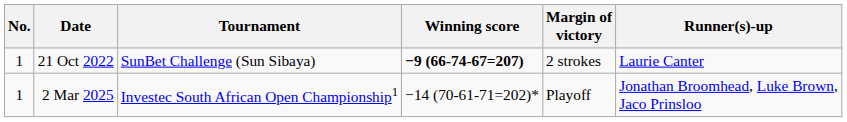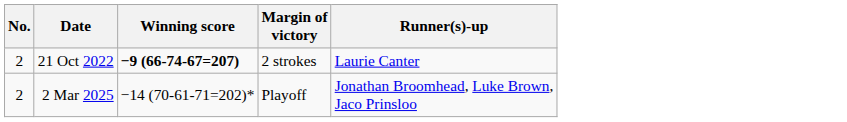- column: (259, 26)
(19, 60) 1 -> (19, 60) 2
(19, 95) 1 -> (19, 95) 2
